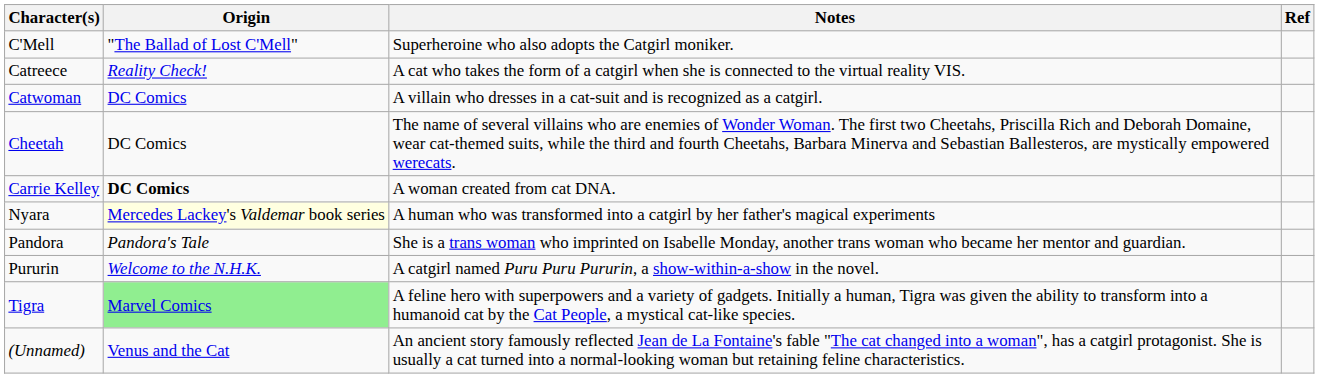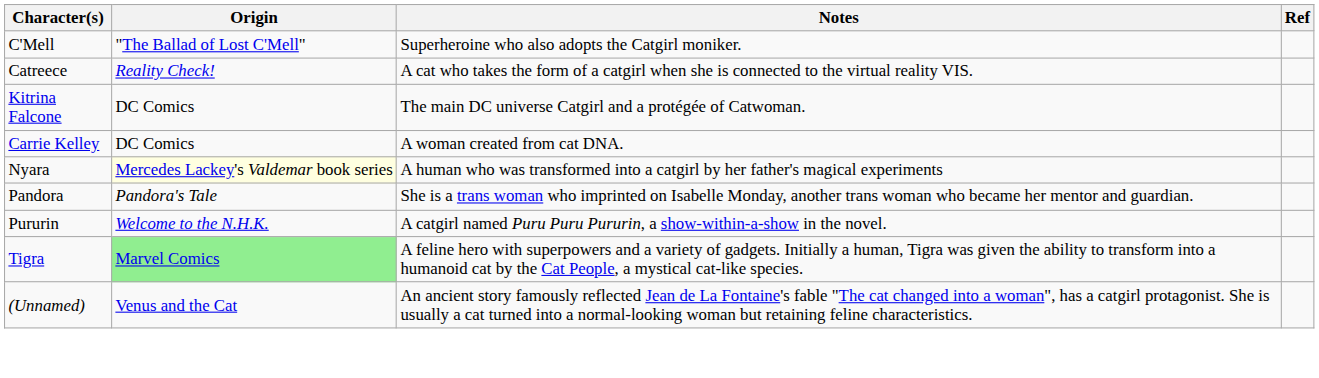- row: (45, 97)
- row: (36, 143)
+ row: (35, 107)
(148, 188) bold -> (155, 143) normal
